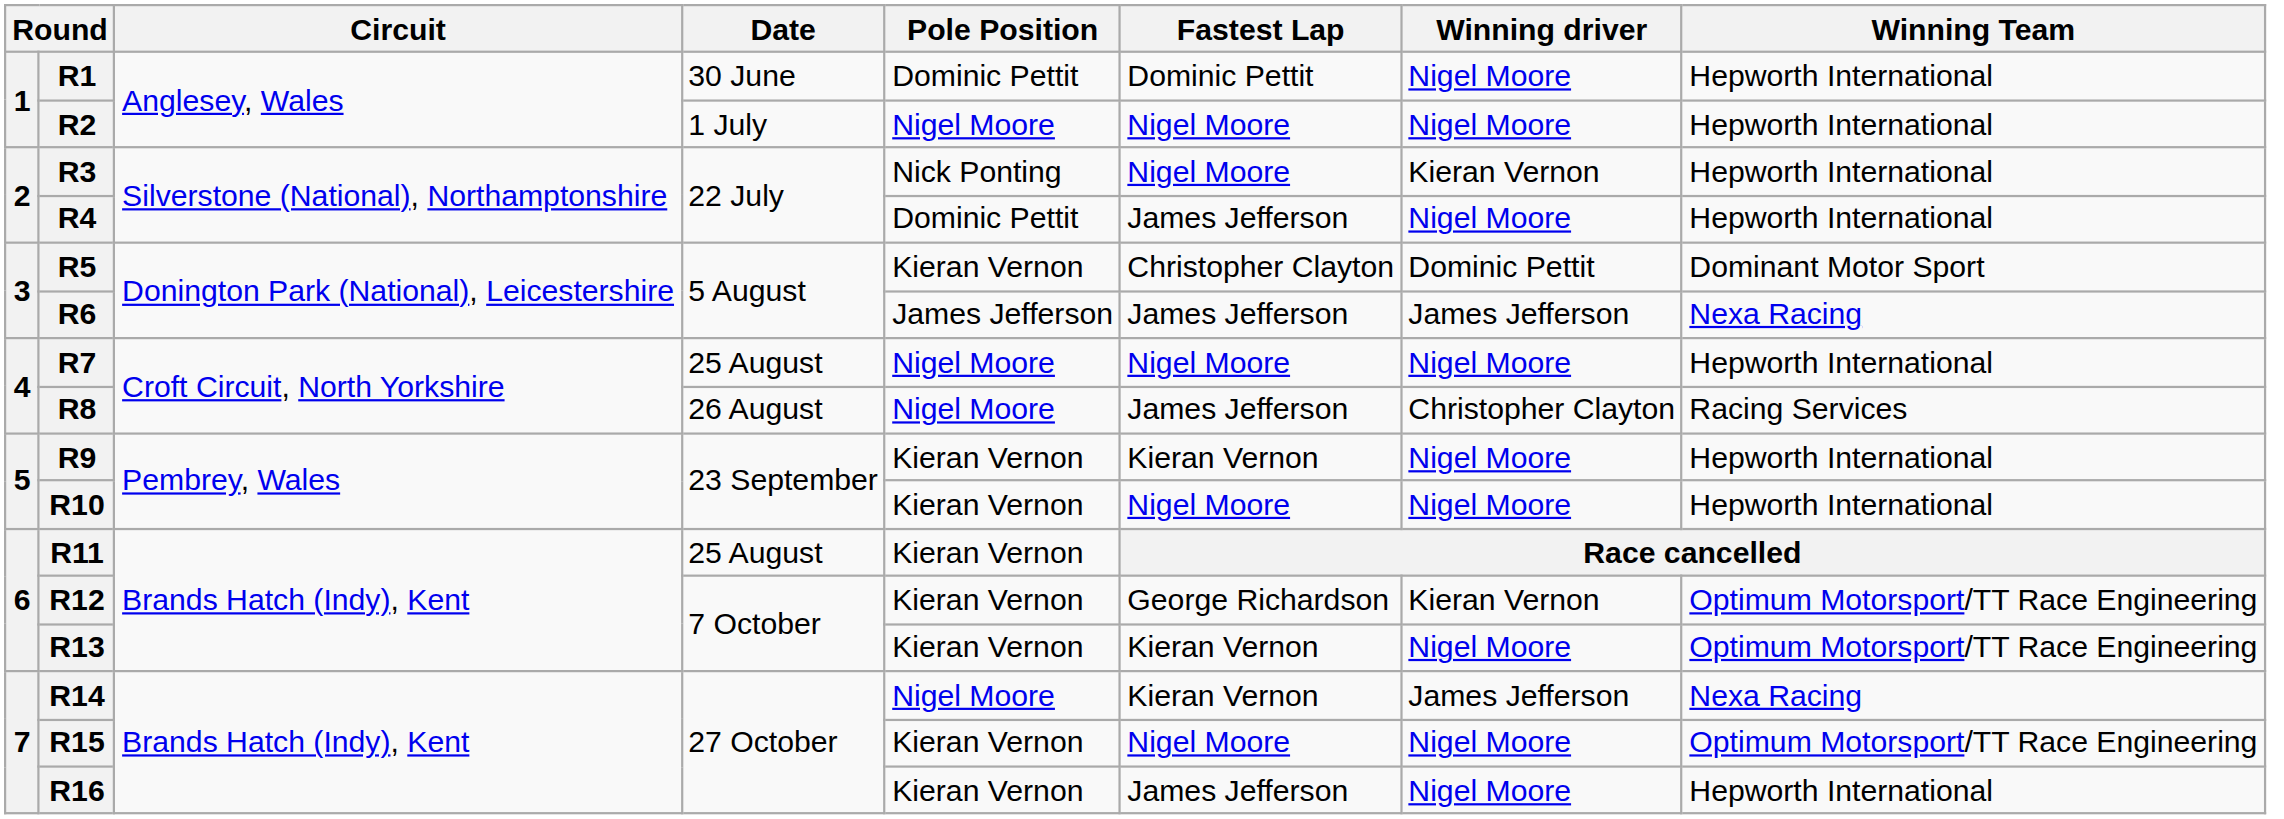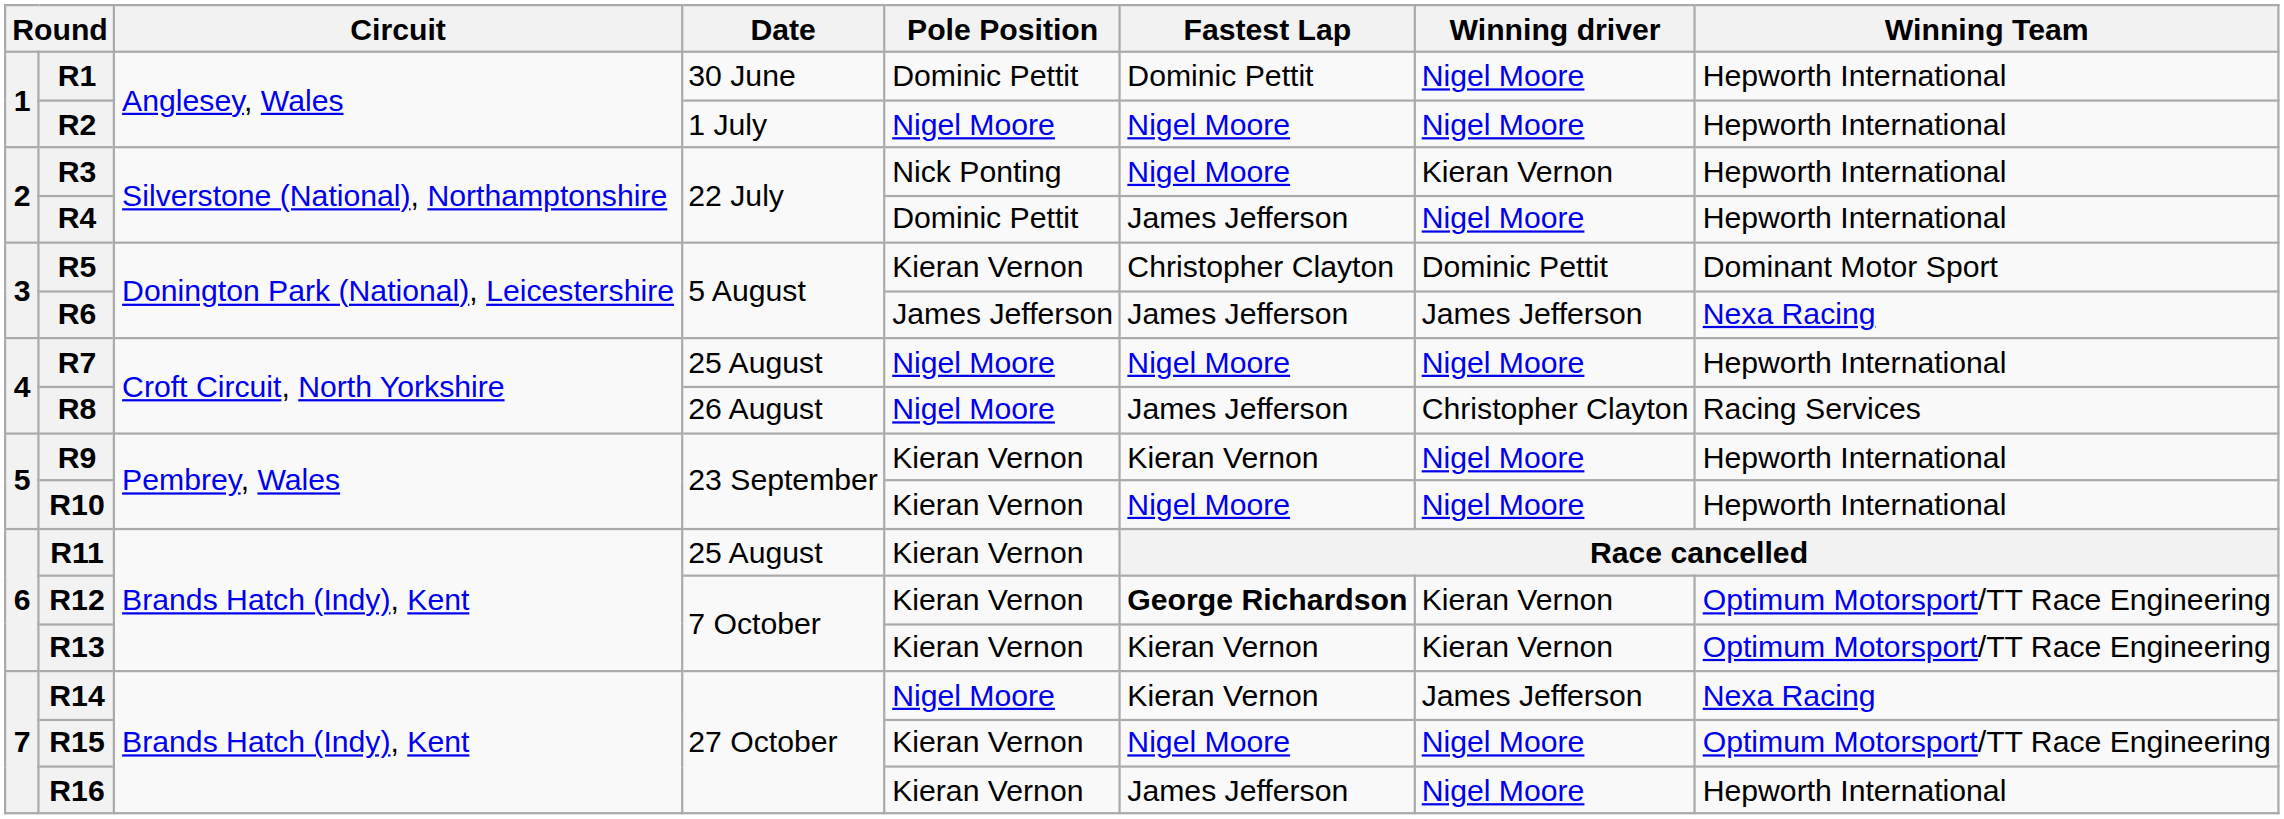(1258, 600) normal -> (1267, 600) bold
(1490, 647) Nigel Moore -> (1517, 647) Kieran Vernon
